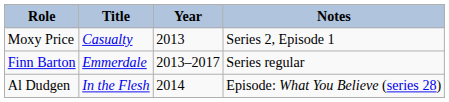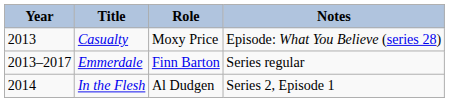columns swapped: (188, 16) <-> (42, 16)
(281, 39) Series 2, Episode 1 -> (334, 39) Episode: What You Believe (series 28)
(334, 86) Episode: What You Believe (series 28) -> (281, 86) Series 2, Episode 1
